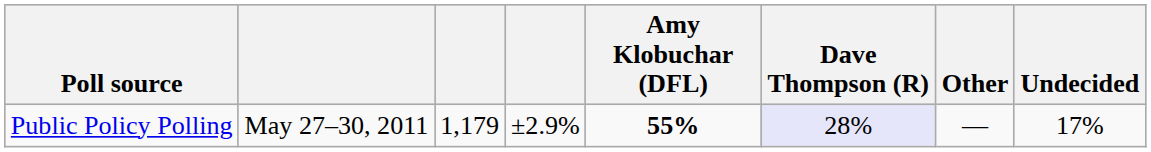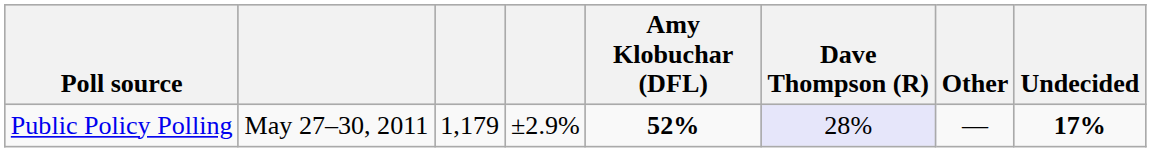(673, 125) 55% -> (673, 125) 52%
(1080, 125) normal -> (1080, 125) bold
